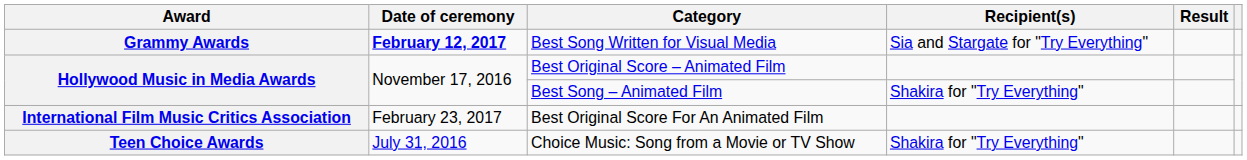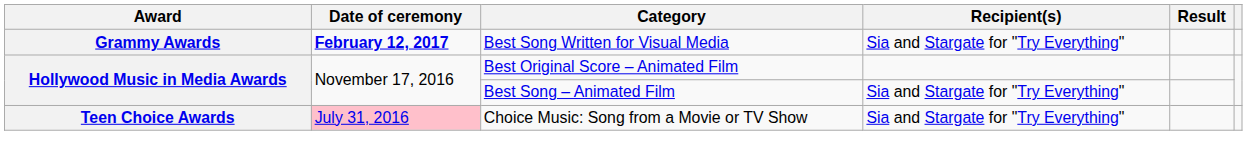(987, 92) Shakira for "Try Everything" -> (995, 92) Sia and Stargate for "Try Everything"
- row: (677, 117)
(419, 142) no background -> (362, 117) pink background
(987, 142) Shakira for "Try Everything" -> (995, 117) Sia and Stargate for "Try Everything"
